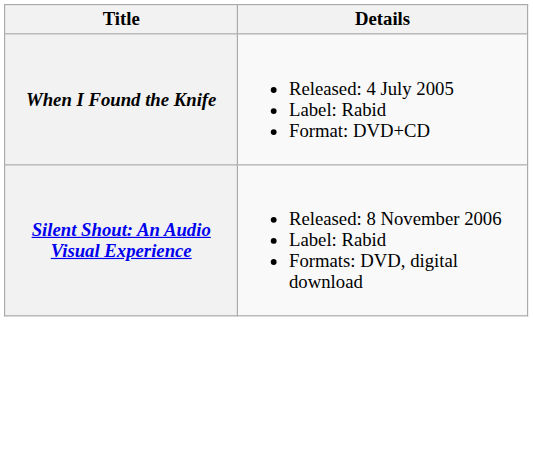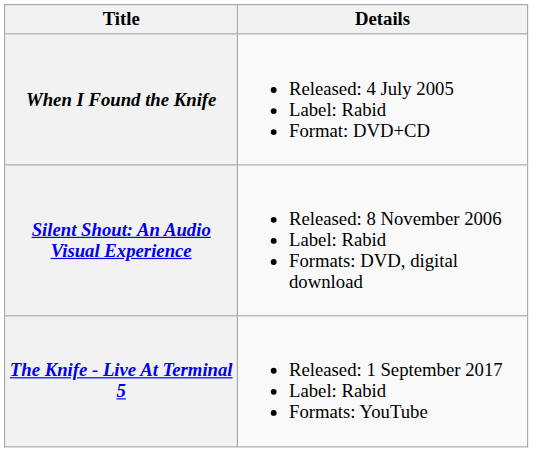+ row: (121, 381)
